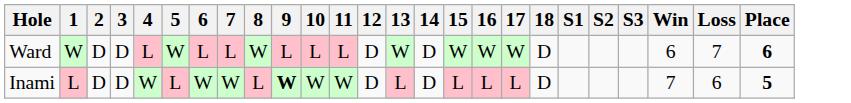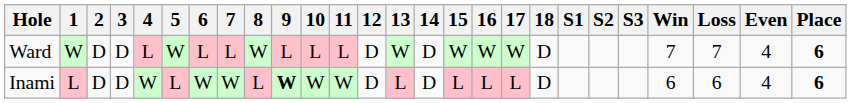+ column: (766, 20)
(671, 51) 6 -> (671, 51) 7
(671, 82) 7 -> (671, 82) 6
(767, 82) 5 -> (819, 82) 6
